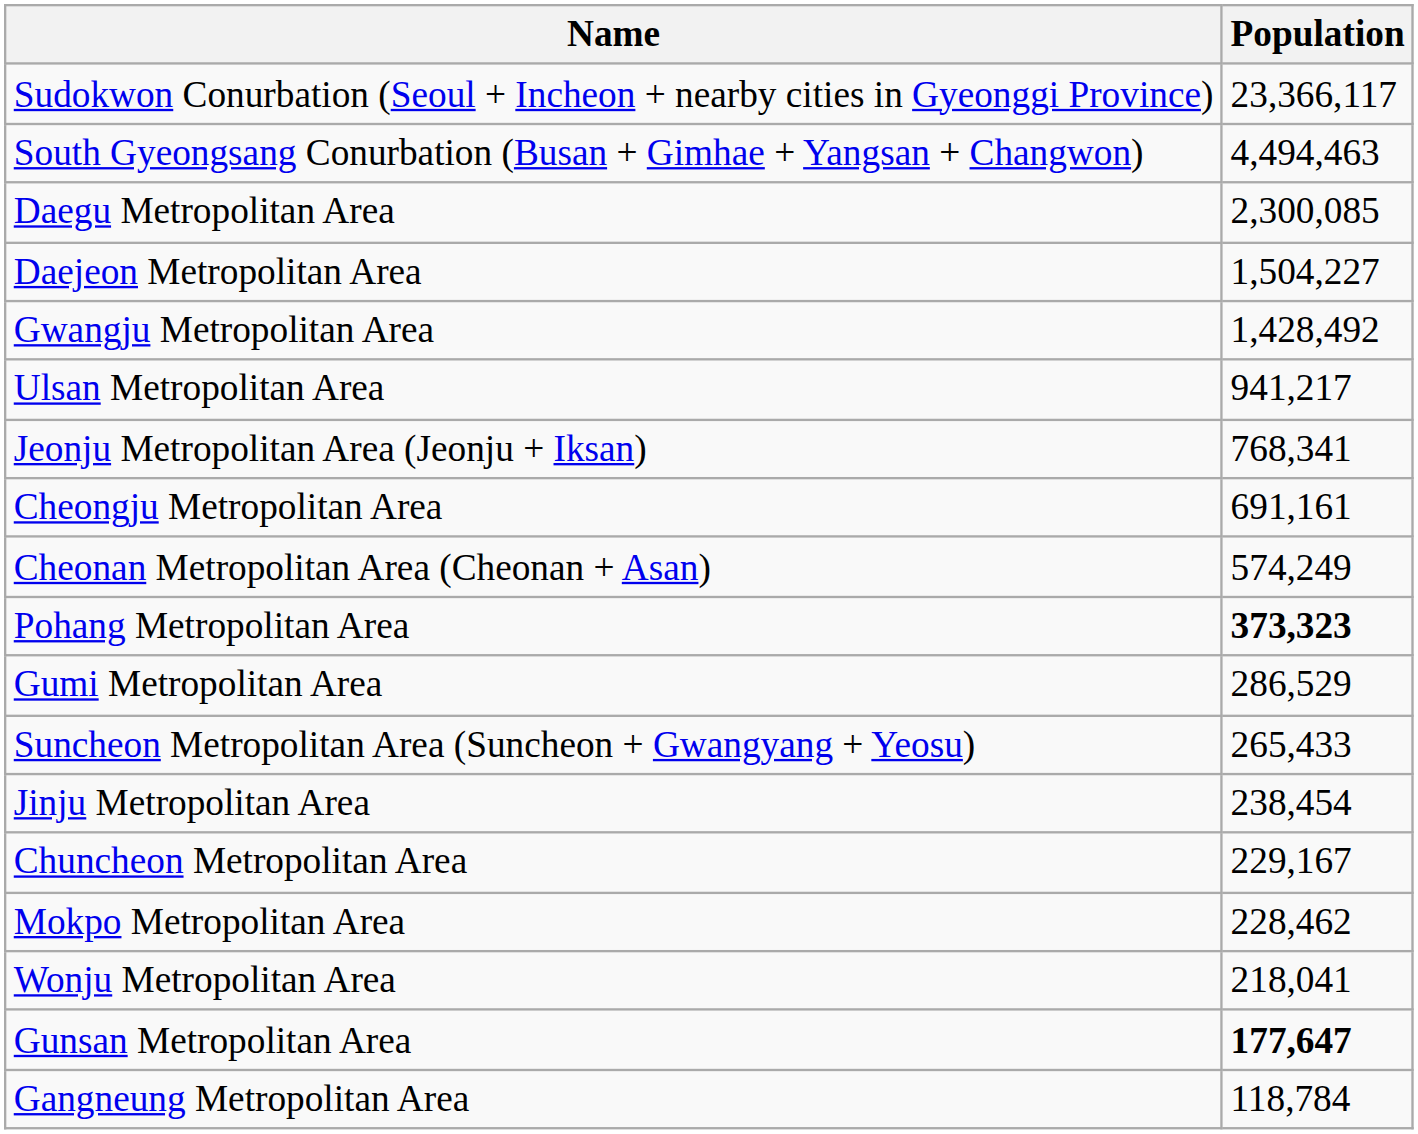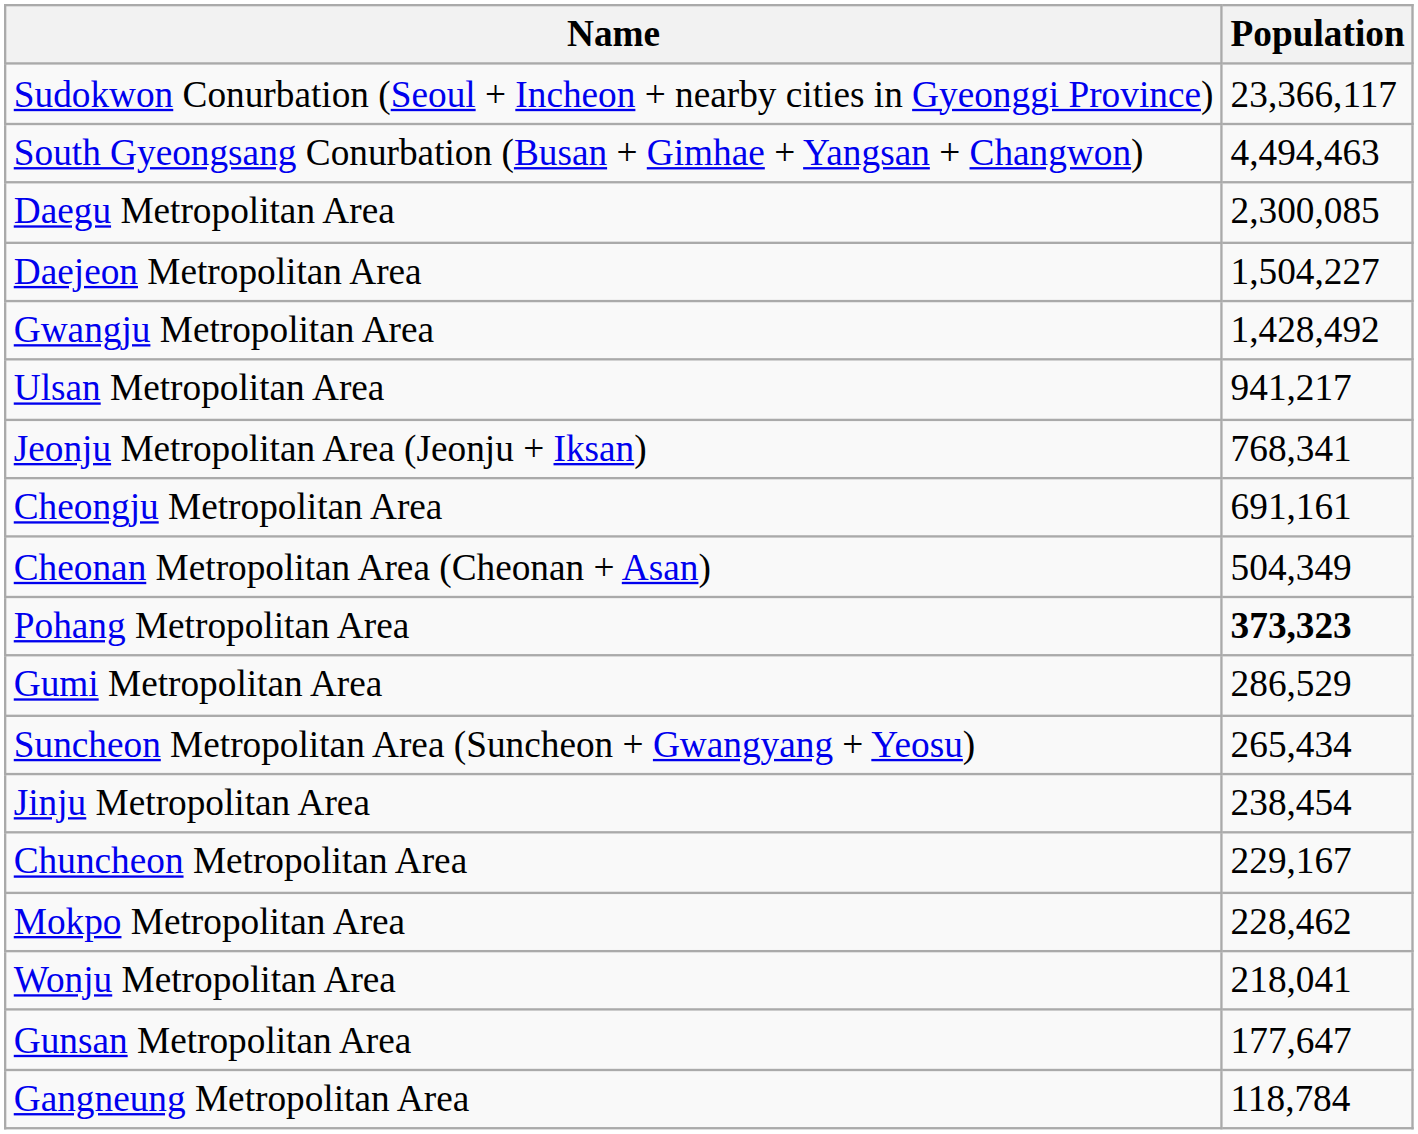(1291, 566) 574,249 -> (1291, 566) 504,349
(1291, 743) 265,433 -> (1291, 743) 265,434
(1291, 1039) bold -> (1291, 1039) normal
